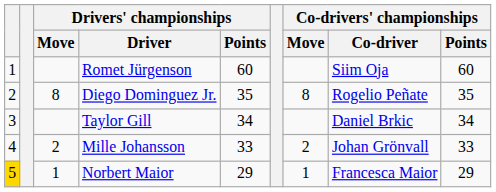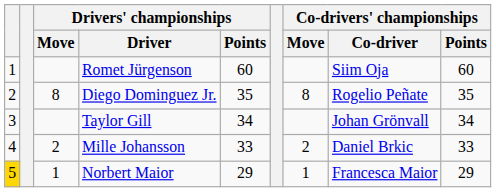(372, 121) Daniel Brkic -> (380, 121) Johan Grönvall
(380, 147) Johan Grönvall -> (372, 147) Daniel Brkic
